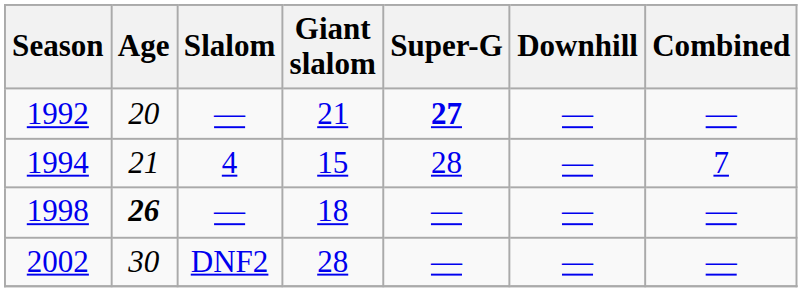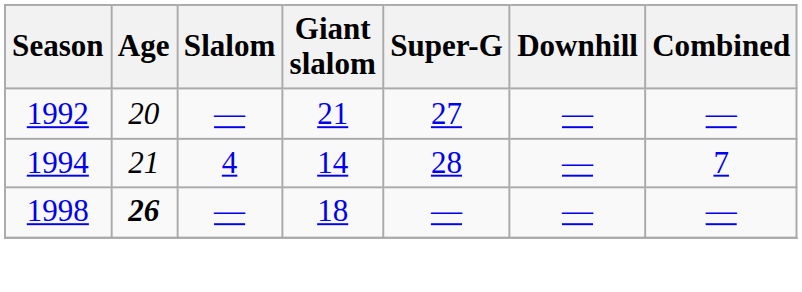(446, 113) bold -> (446, 113) normal
(333, 162) 15 -> (333, 162) 14
- row: (58, 260)
